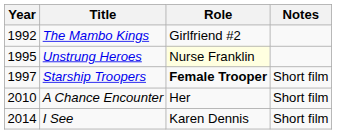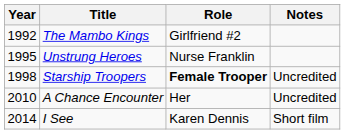(212, 56) lightyellow background -> (212, 56) no background
(22, 77) 1997 -> (22, 77) 1998
(301, 77) Short film -> (305, 77) Uncredited
(301, 98) Short film -> (305, 98) Uncredited
